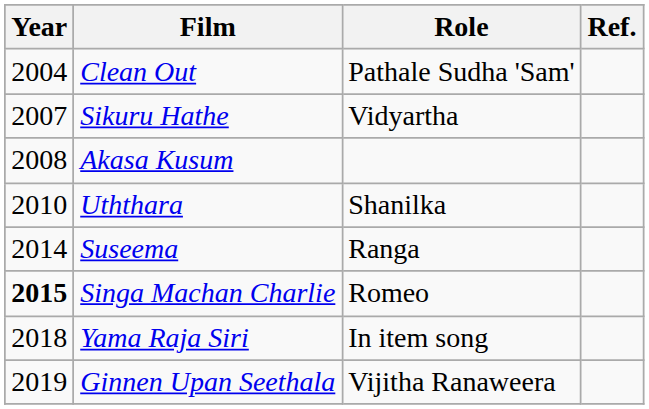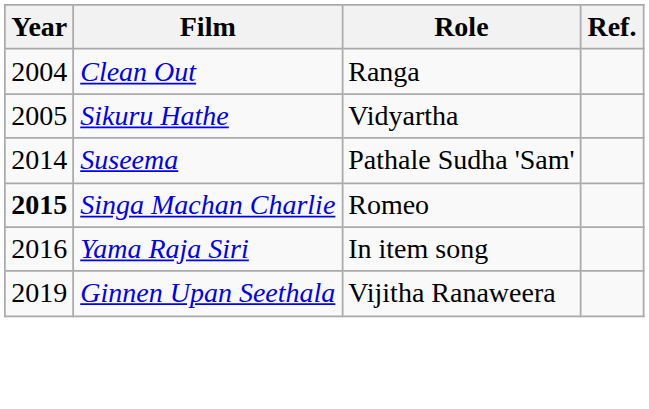(461, 71) Pathale Sudha 'Sam' -> (384, 71) Ranga
(39, 115) 2007 -> (39, 115) 2005
- row: (157, 159)
- row: (132, 204)
(384, 248) Ranga -> (461, 159) Pathale Sudha 'Sam'
(39, 337) 2018 -> (39, 248) 2016
